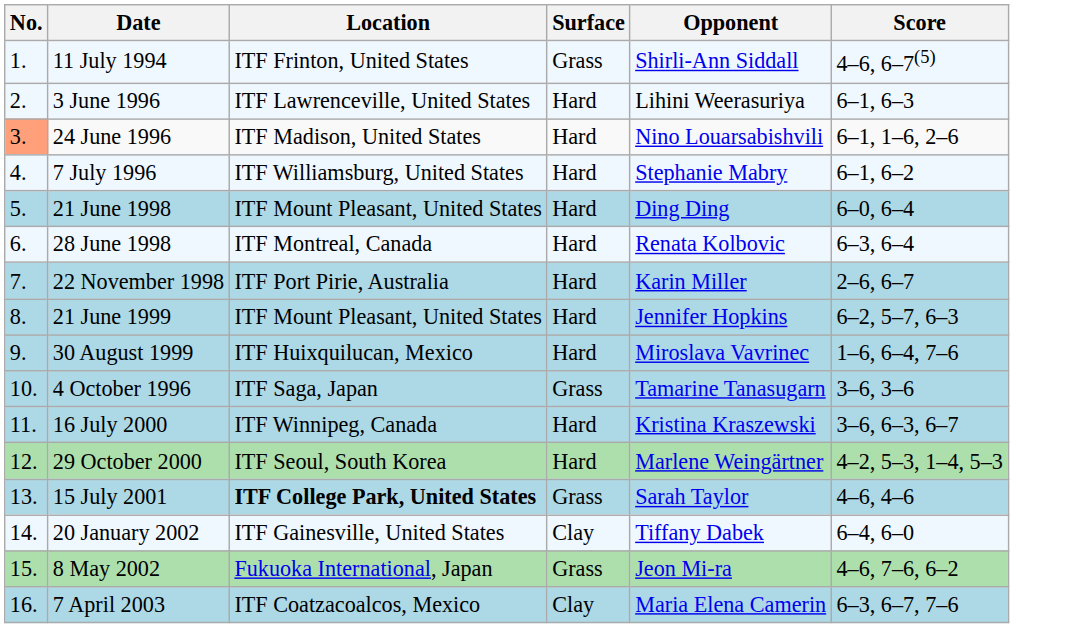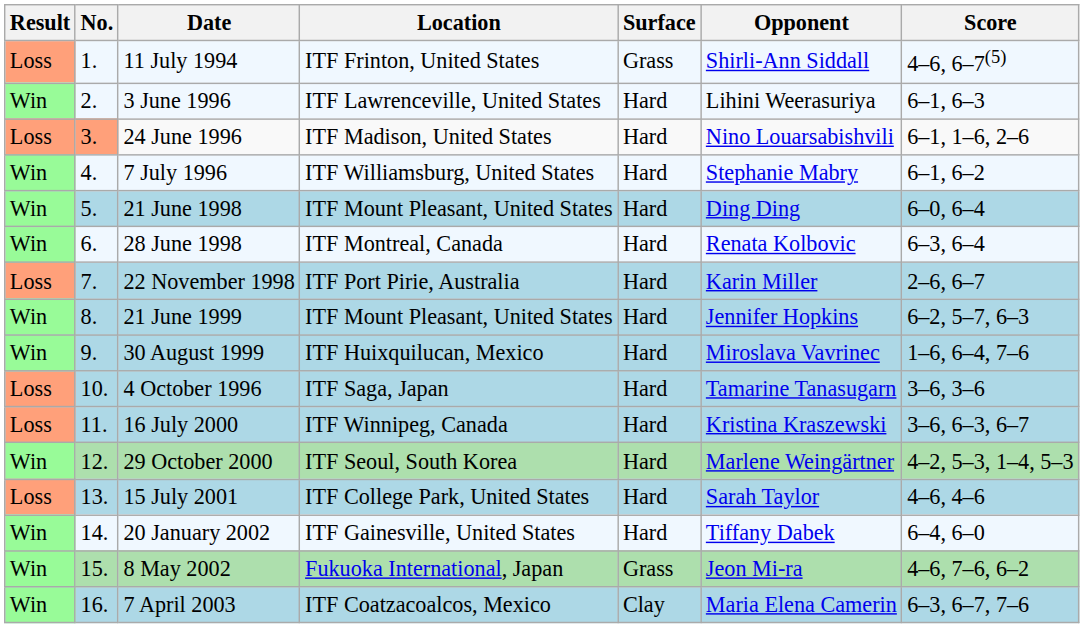+ column: (40, 22)
(577, 388) Grass -> (645, 388) Hard
(385, 496) bold -> (447, 496) normal
(577, 496) Grass -> (645, 496) Hard
(573, 532) Clay -> (645, 532) Hard
